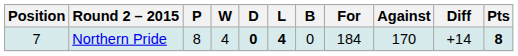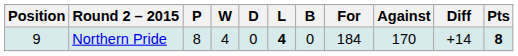(37, 39) 7 -> (37, 39) 9
(253, 39) bold -> (253, 39) normal
